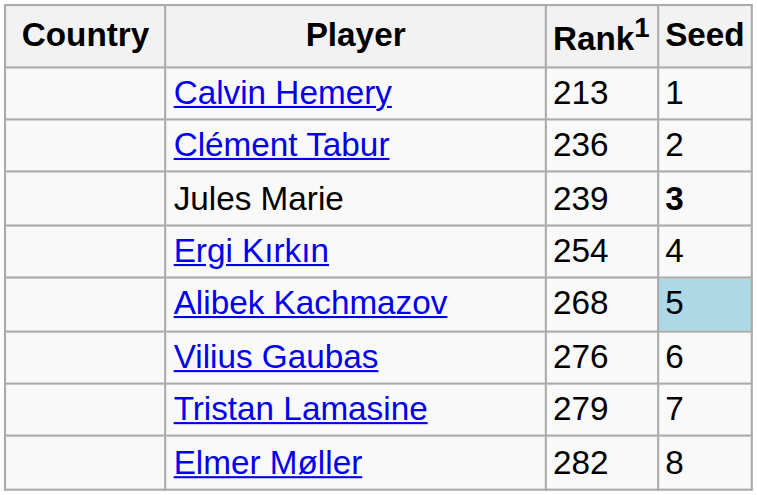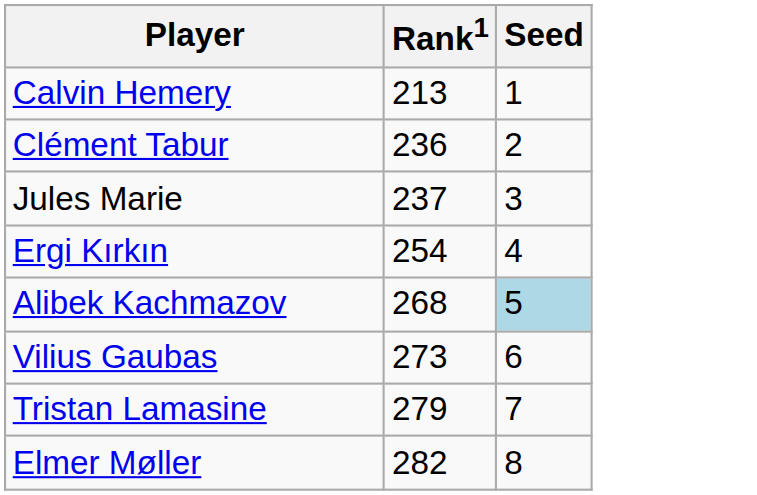- column: (85, 35)
(581, 198) 239 -> (420, 198) 237
(674, 198) bold -> (513, 198) normal
(581, 356) 276 -> (420, 356) 273
